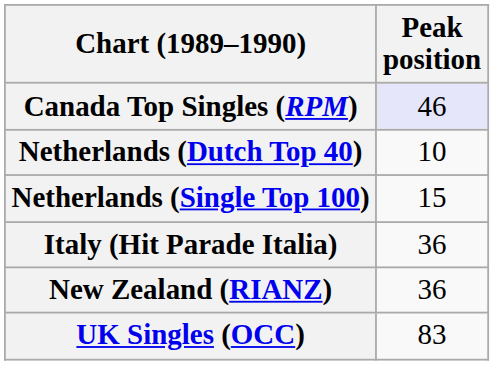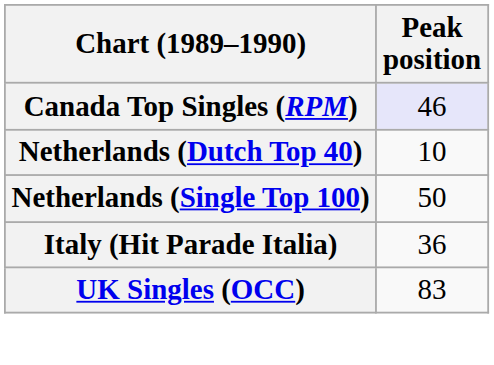(432, 197) 15 -> (432, 197) 50
- row: (191, 289)
